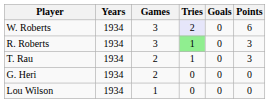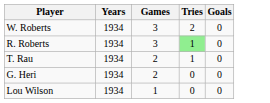- column: (249, 12)
(192, 28) lavender background -> (192, 28) no background
